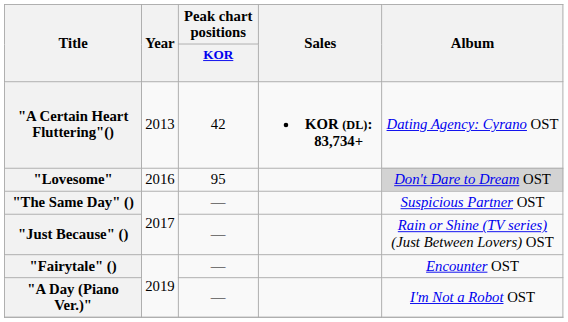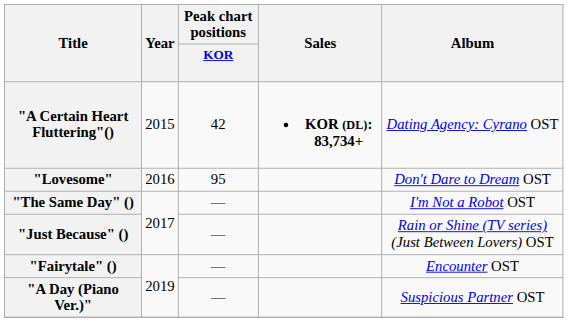(160, 124) 2013 -> (160, 124) 2015
(473, 179) lightgrey background -> (473, 179) no background
(473, 202) Suspicious Partner OST -> (472, 202) I'm Not a Robot OST
(472, 297) I'm Not a Robot OST -> (473, 297) Suspicious Partner OST
